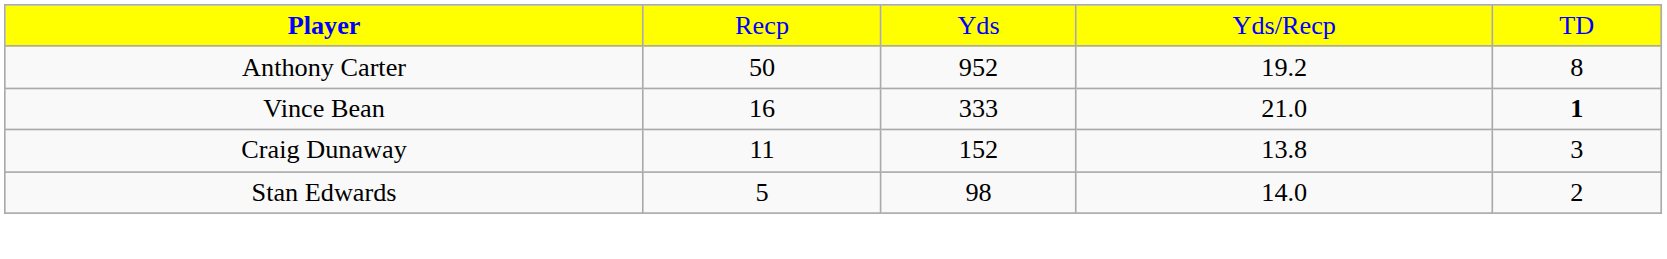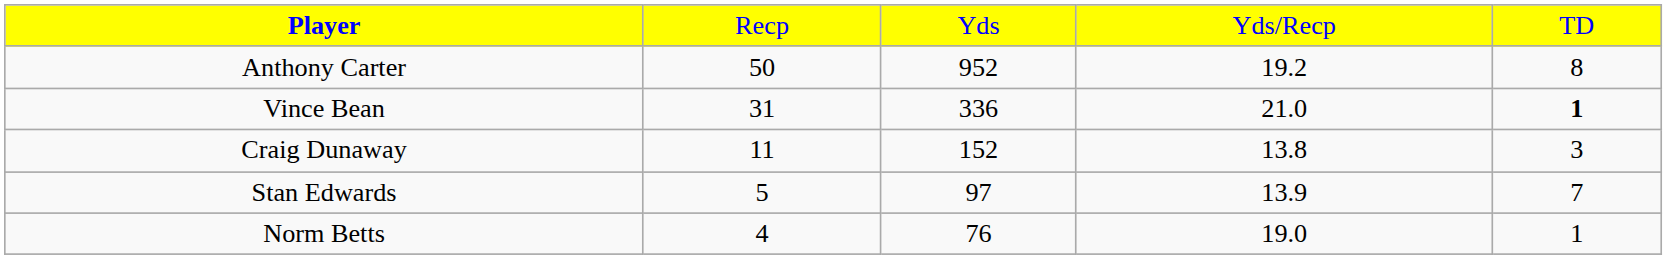(762, 108) 16 -> (762, 108) 31
(979, 108) 333 -> (979, 108) 336
(979, 191) 98 -> (979, 191) 97
(1284, 191) 14.0 -> (1284, 191) 13.9
(1577, 191) 2 -> (1577, 191) 7
+ row: (324, 233)
